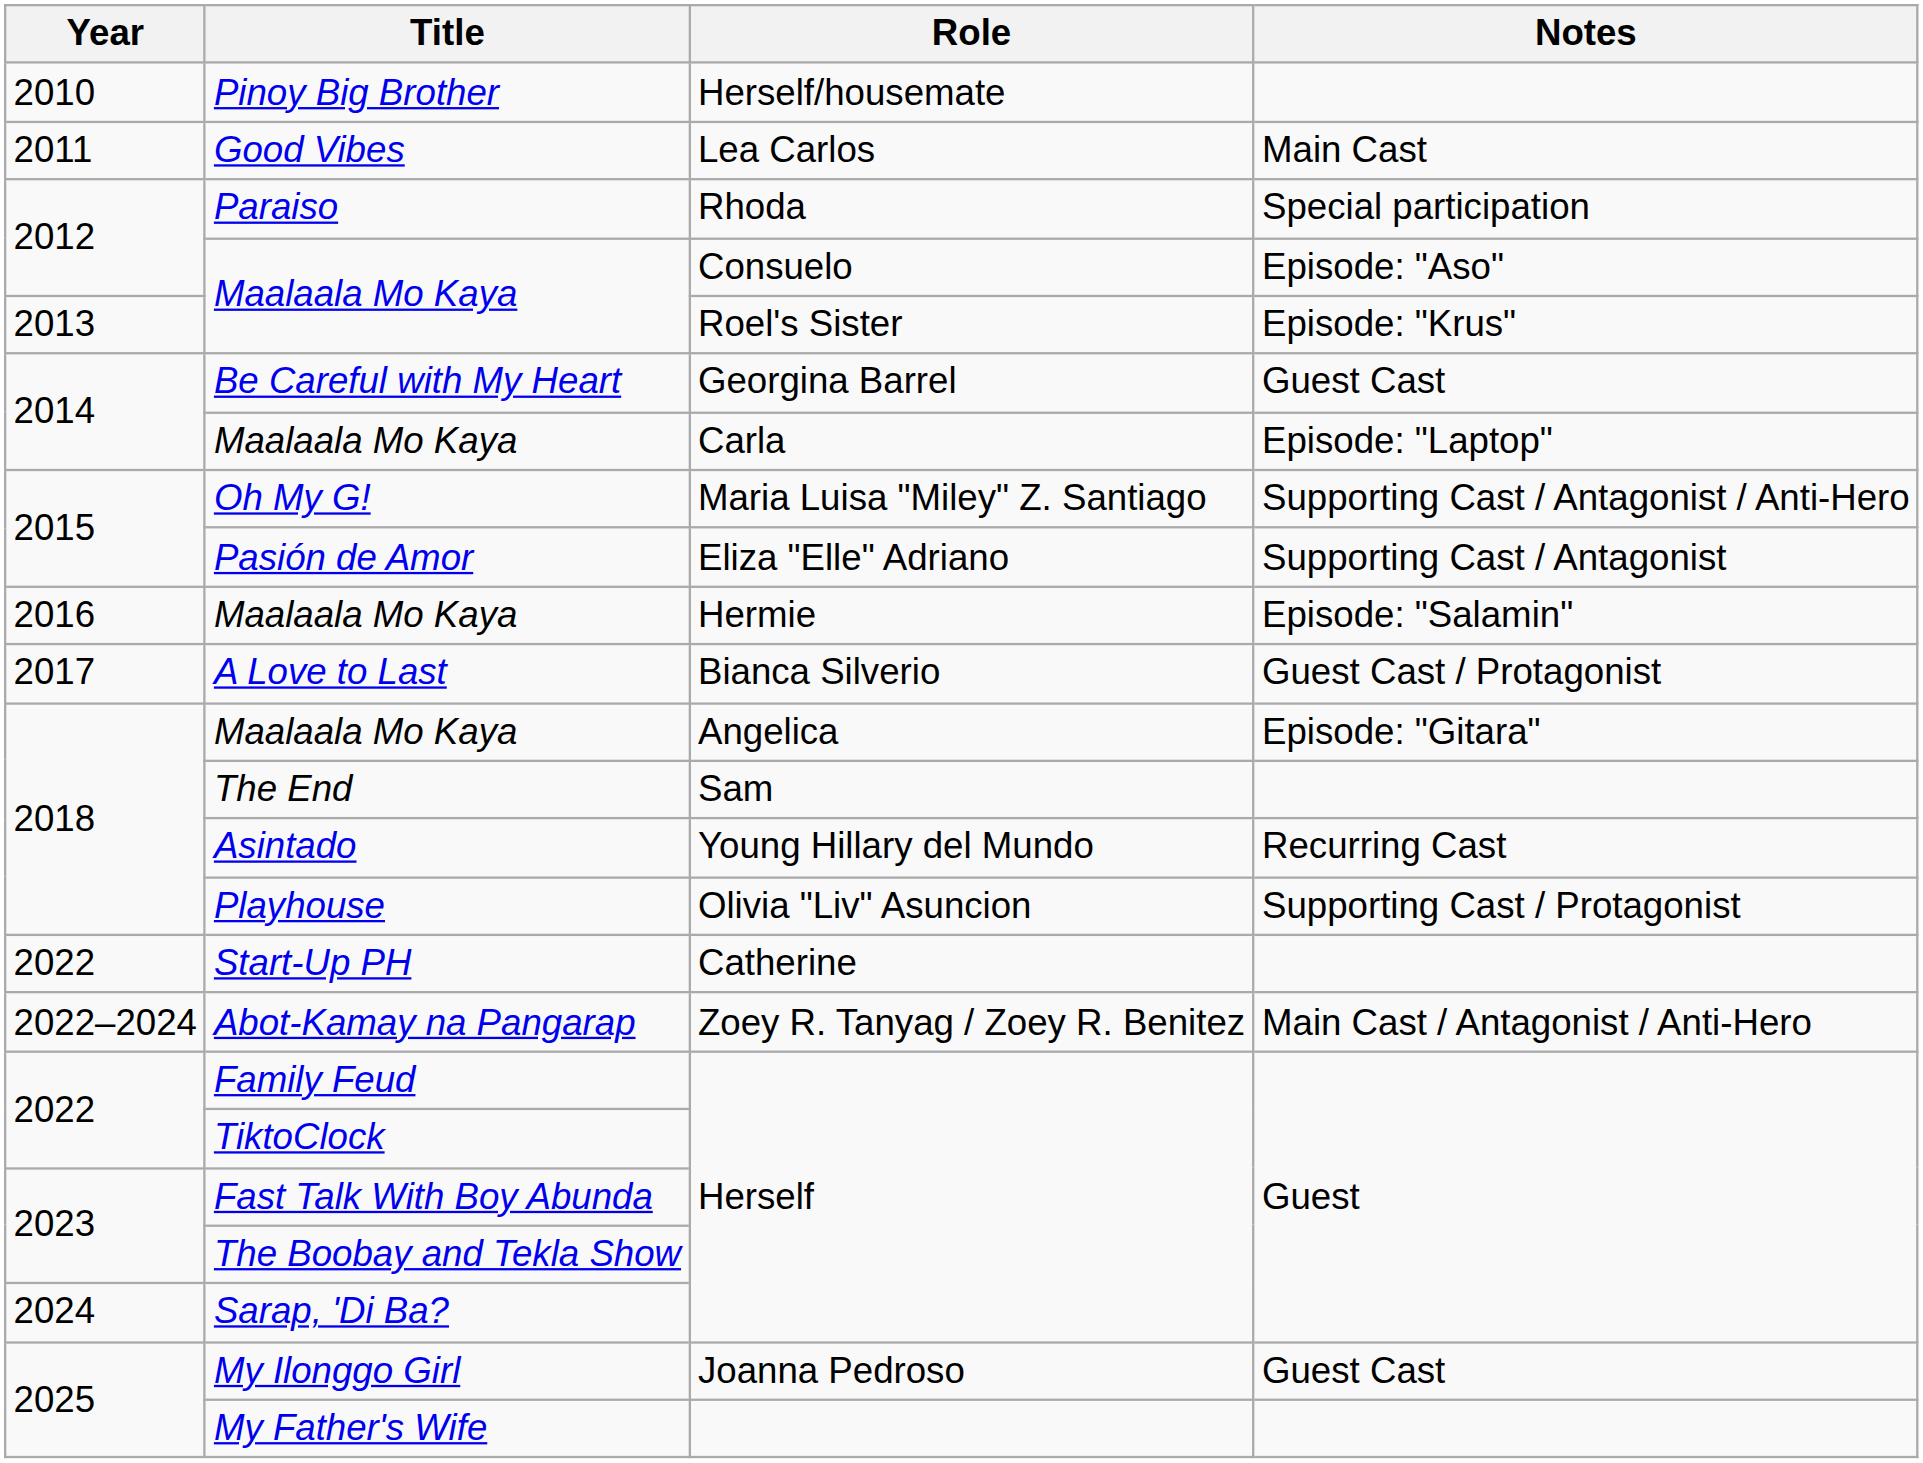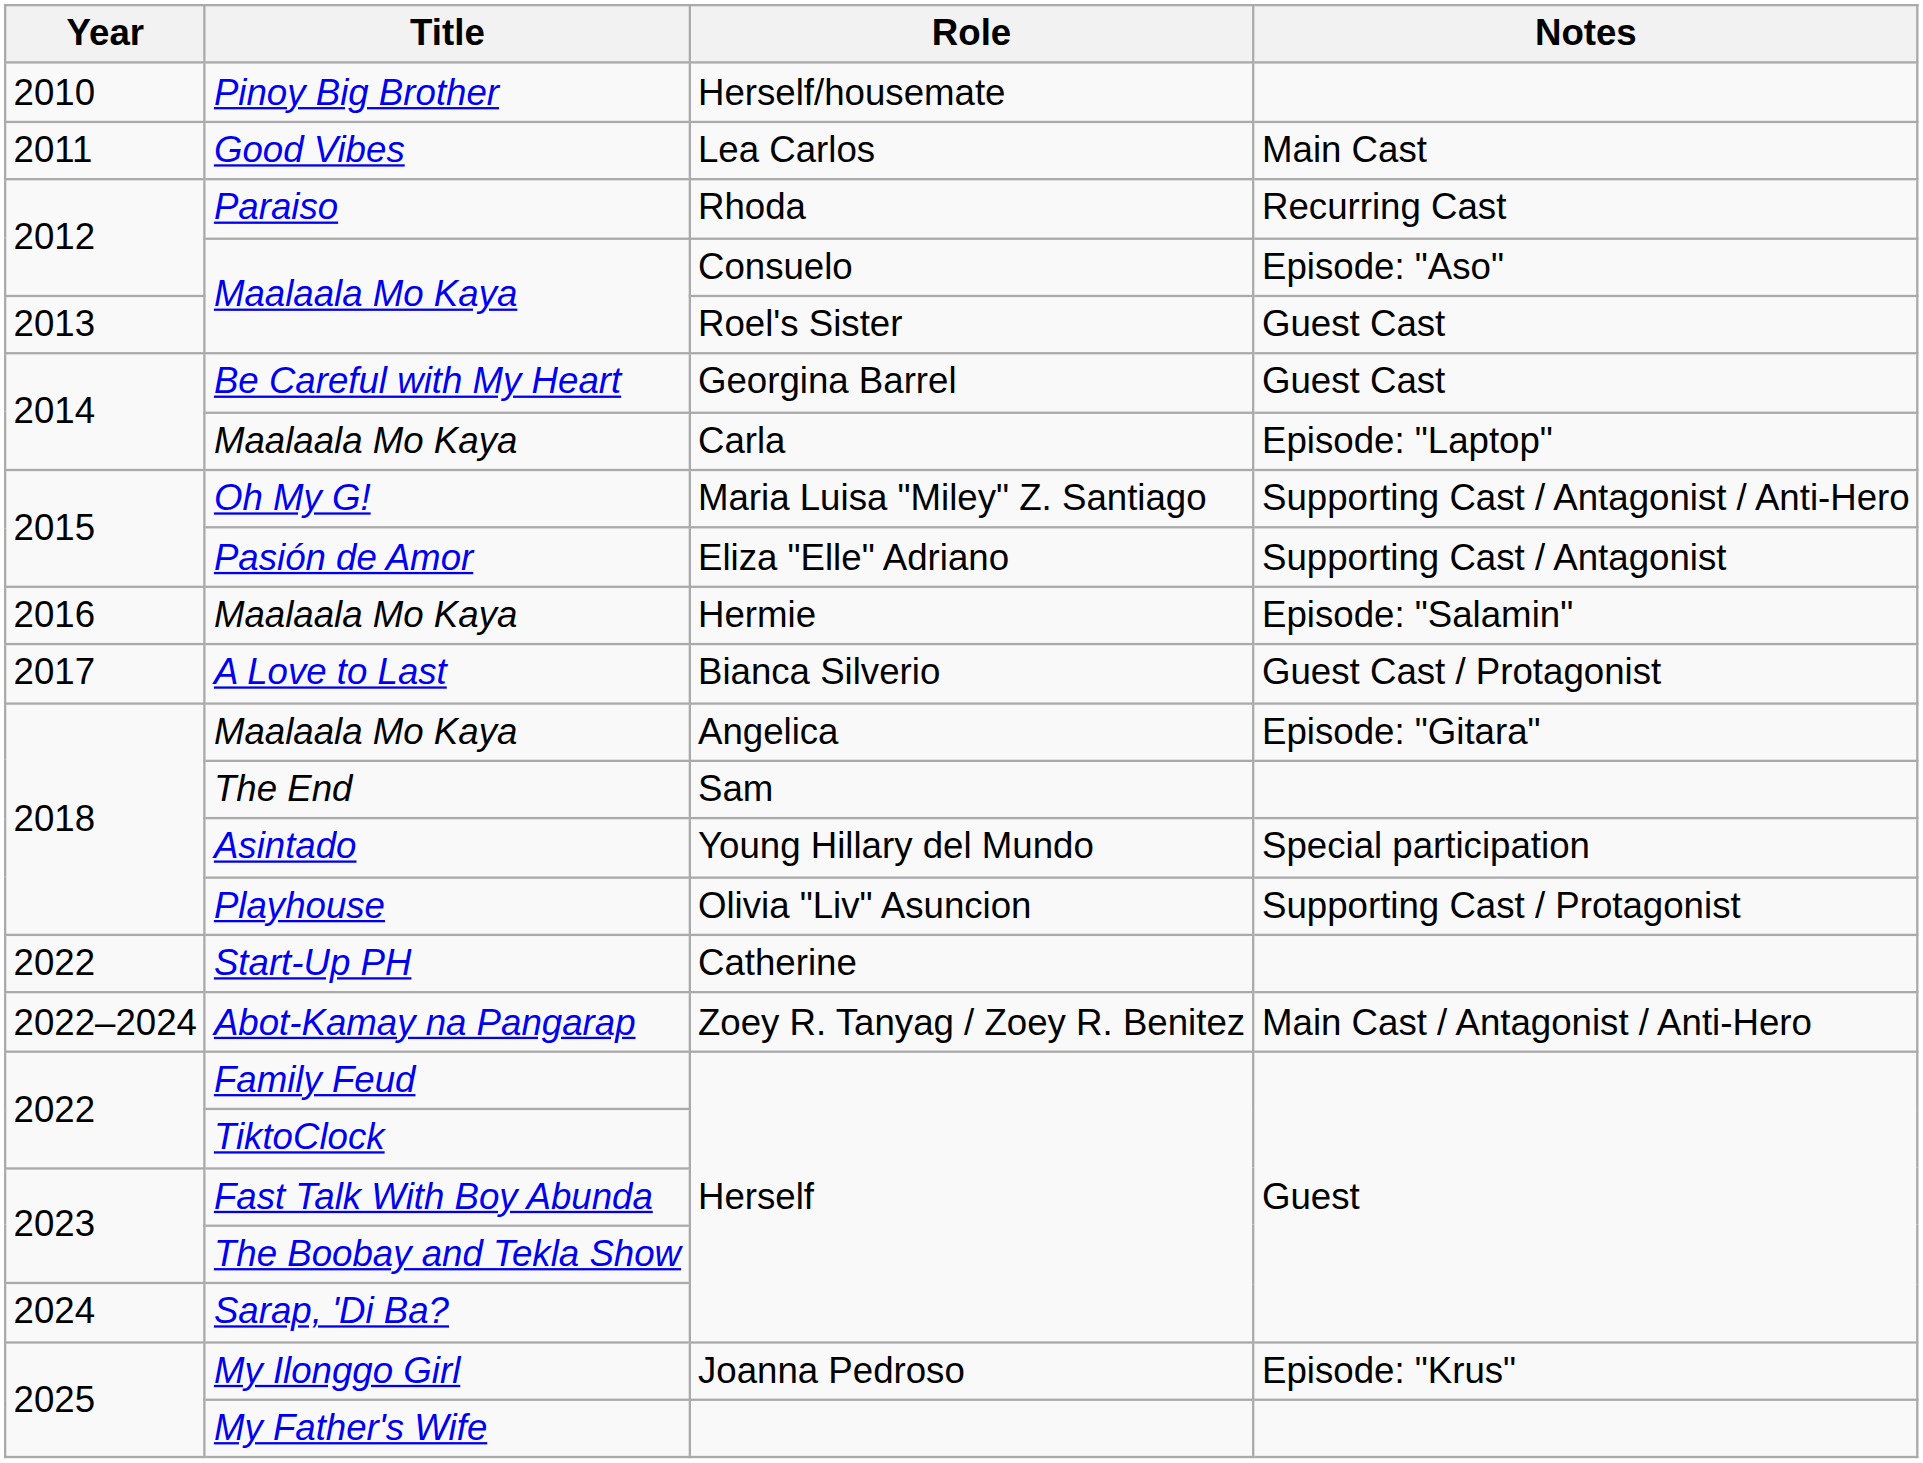(1426, 207) Special participation -> (1384, 207) Recurring Cast
(1389, 324) Episode: "Krus" -> (1354, 324) Guest Cast
(1384, 847) Recurring Cast -> (1426, 847) Special participation
(1354, 1370) Guest Cast -> (1389, 1370) Episode: "Krus"
